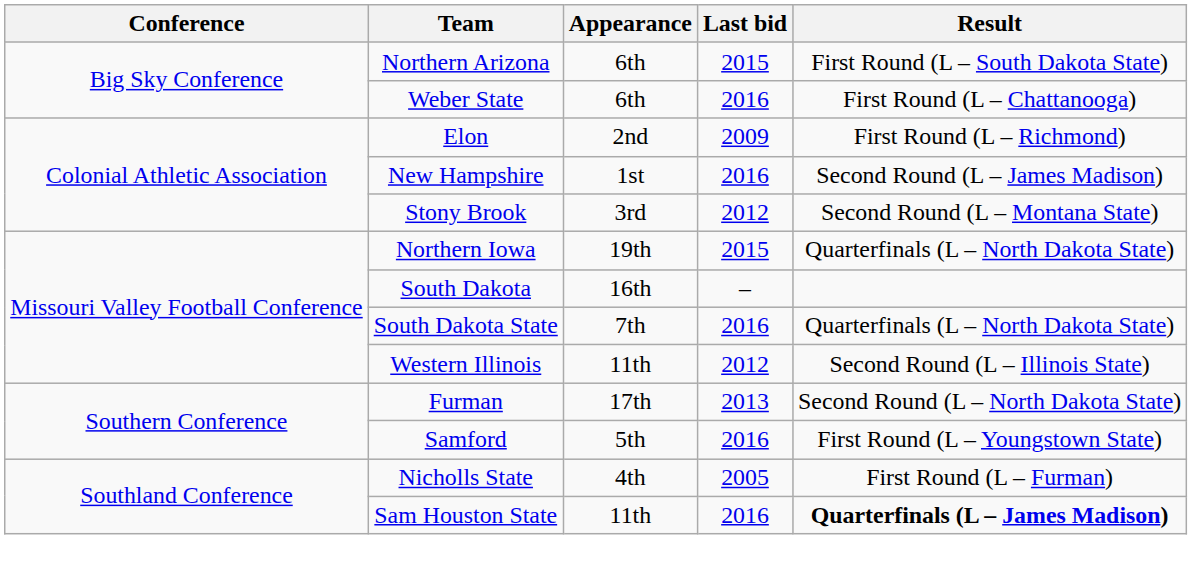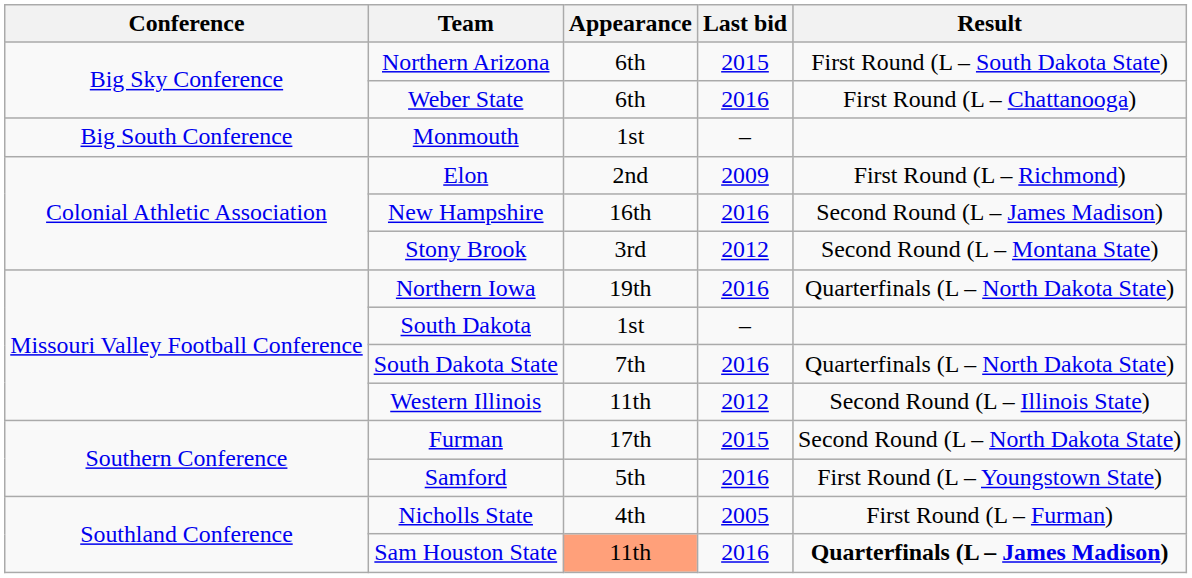+ row: (466, 136)
(630, 174) 1st -> (630, 212) 16th
(745, 250) 2015 -> (745, 288) 2016
(630, 288) 16th -> (630, 325) 1st
(745, 401) 2013 -> (745, 439) 2015
(630, 514) no background -> (630, 552) lightsalmon background
